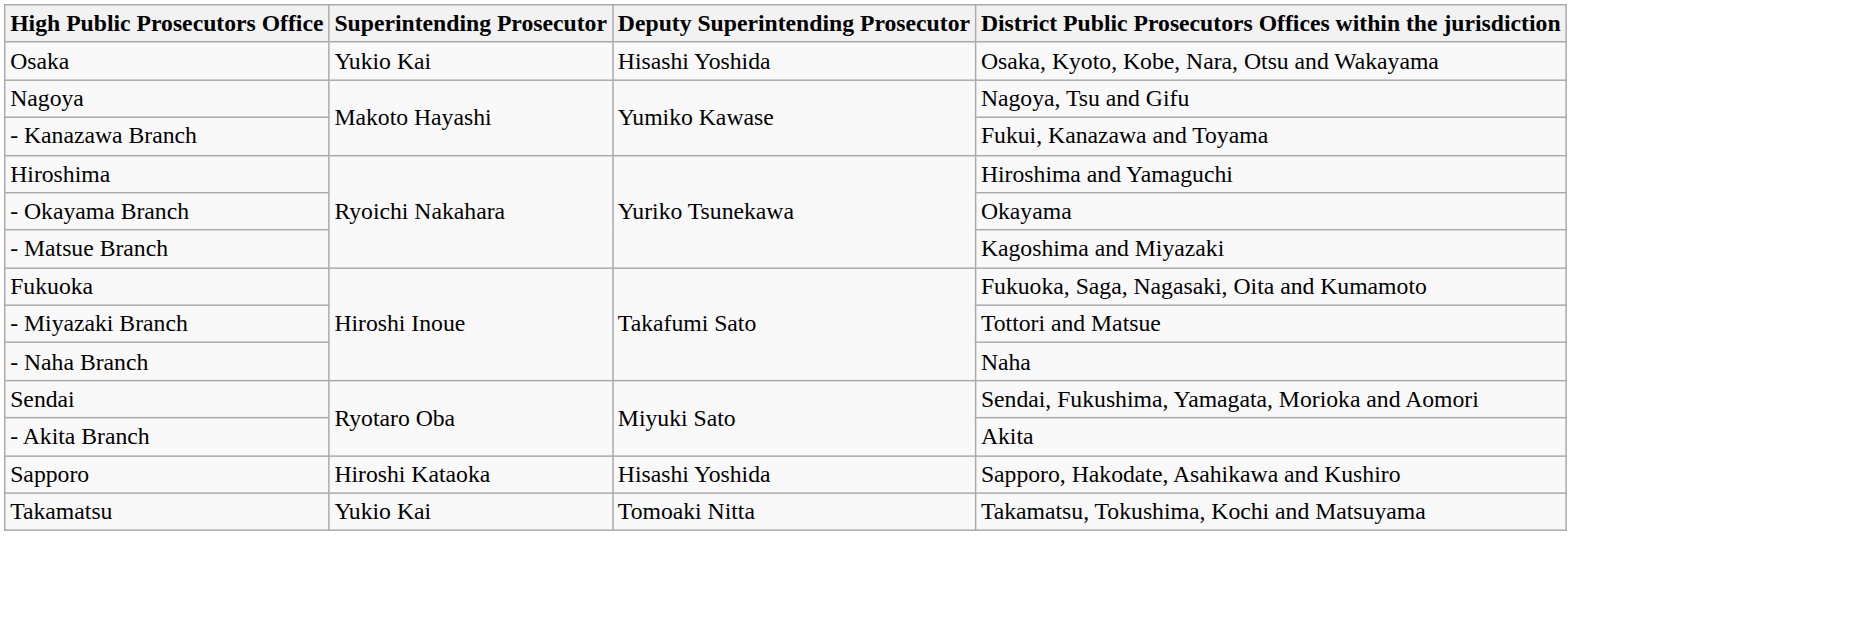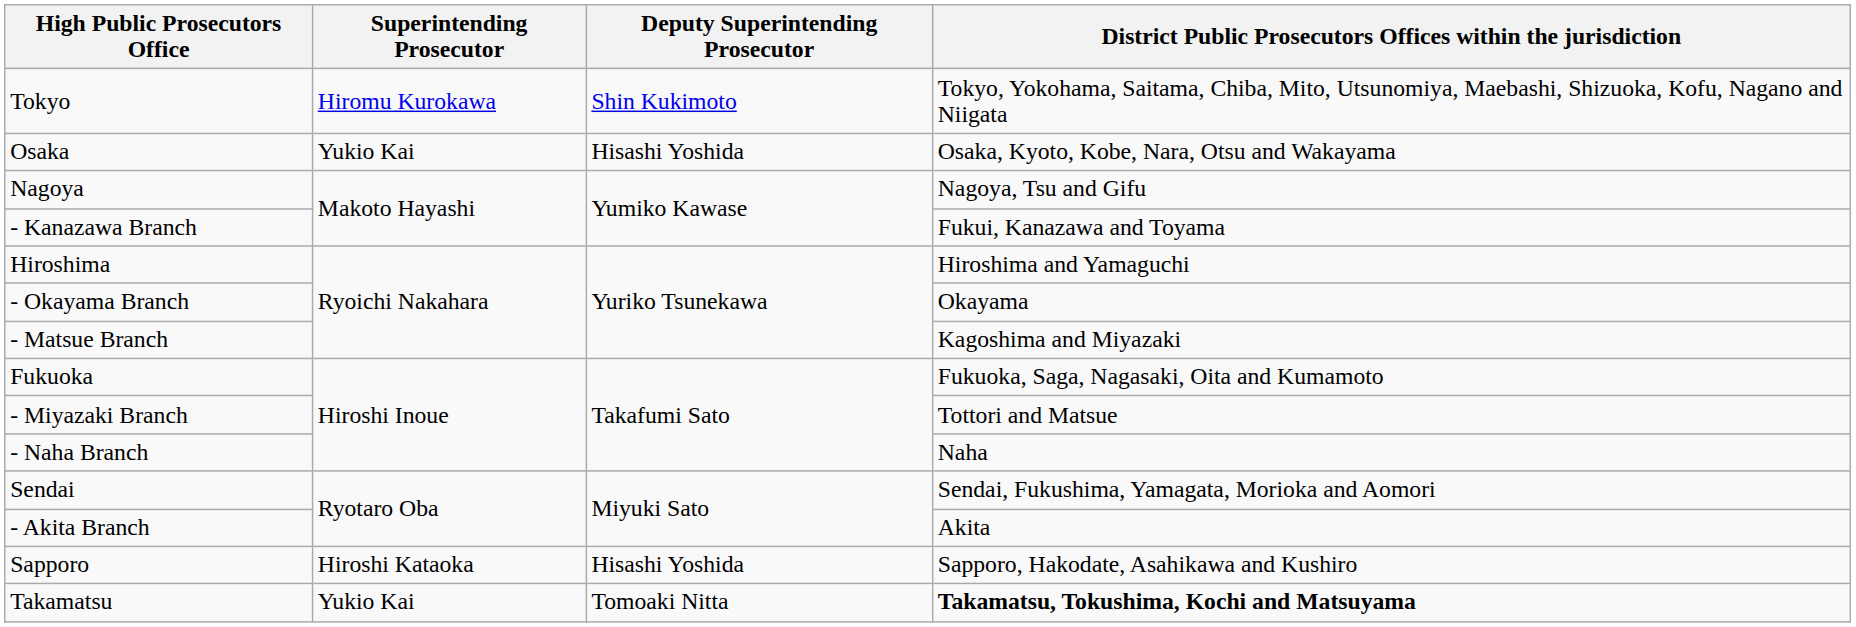+ row: (40, 100)
(1203, 511) normal -> (1177, 602) bold
